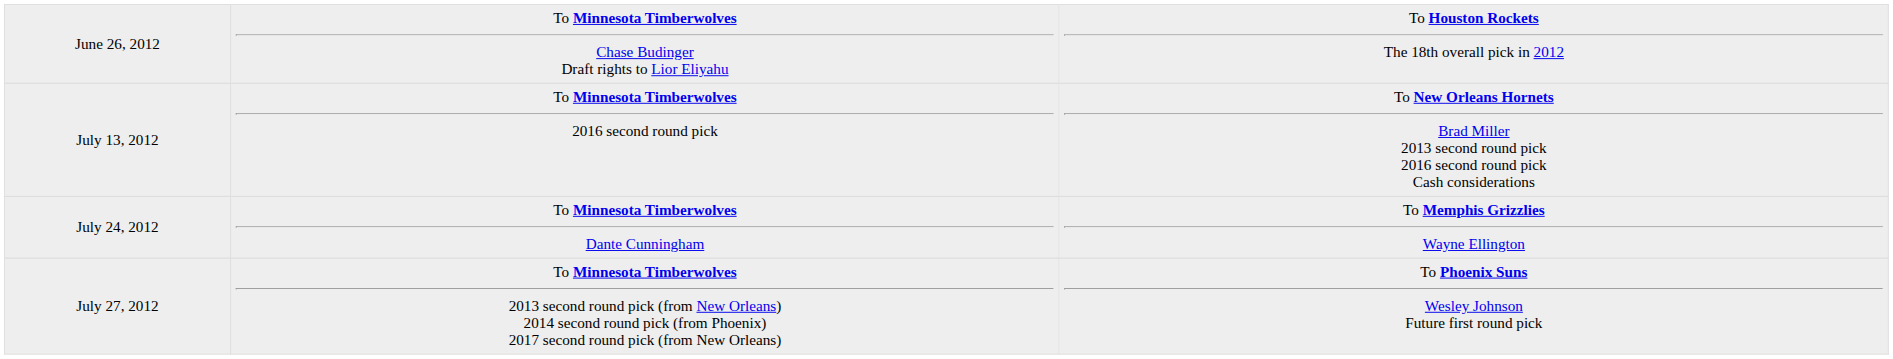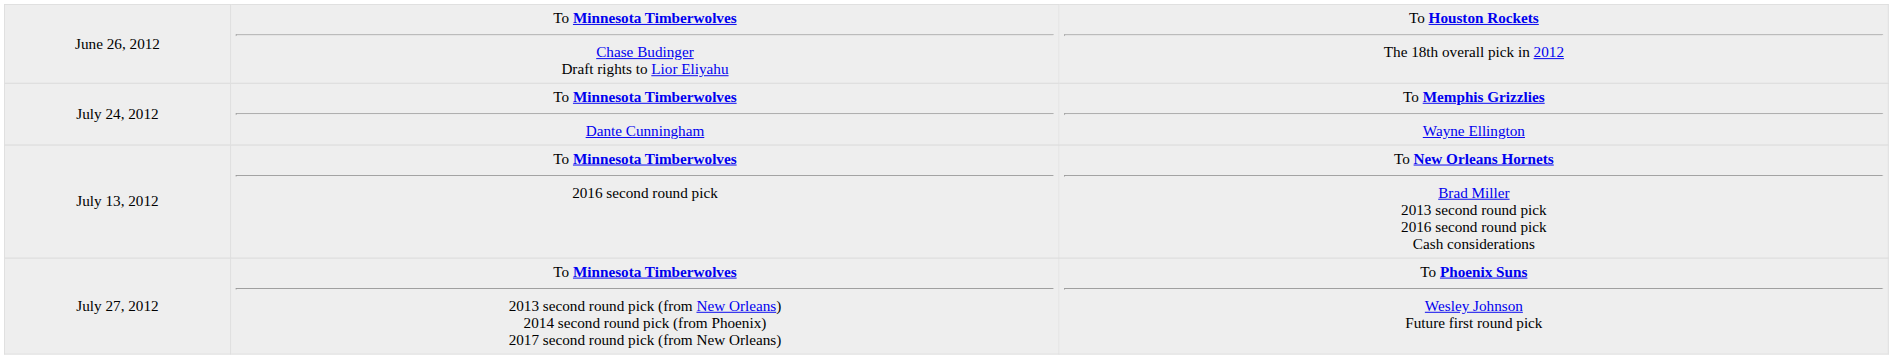rows swapped: (118, 139) <-> (118, 227)
